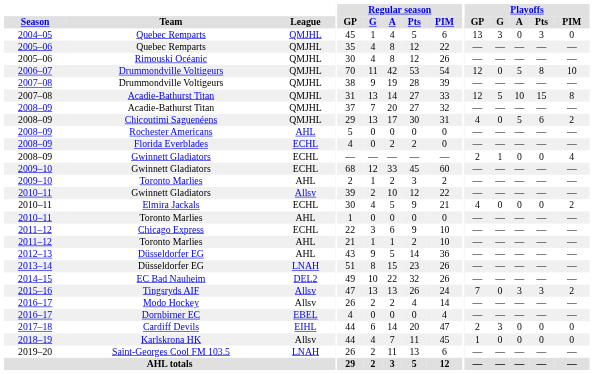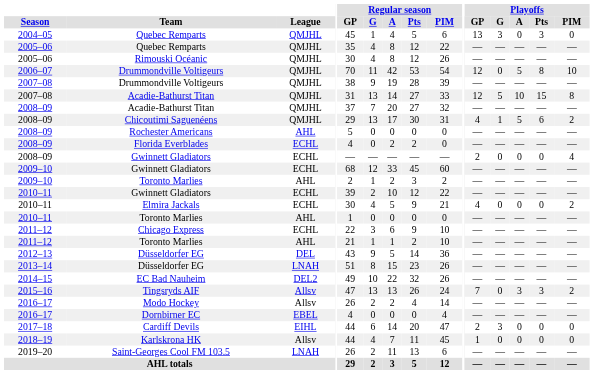(500, 120) 0 -> (500, 120) 1
(500, 156) 1 -> (500, 156) 0
(305, 193) Allsv -> (305, 193) ECHL
(305, 254) AHL -> (305, 254) DEL
